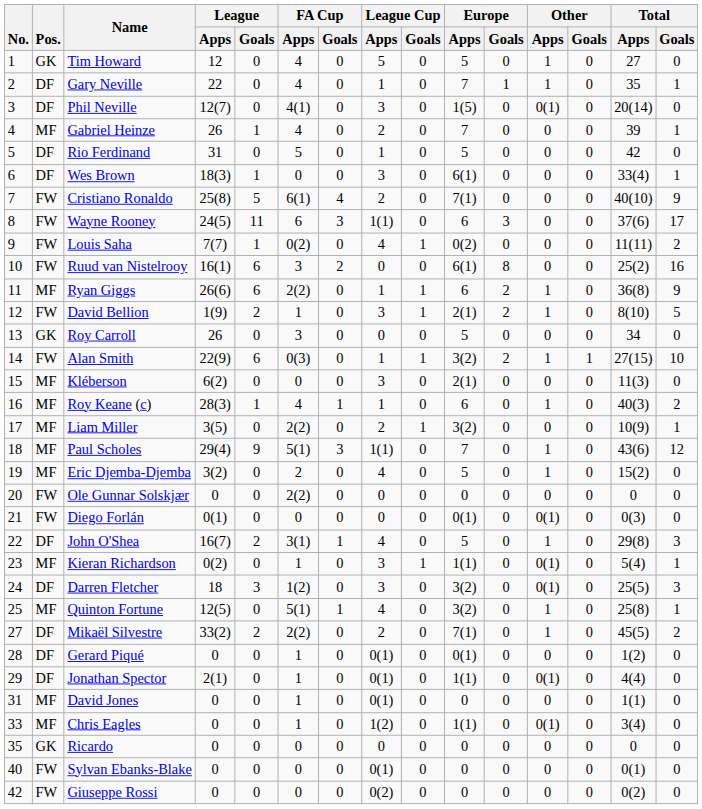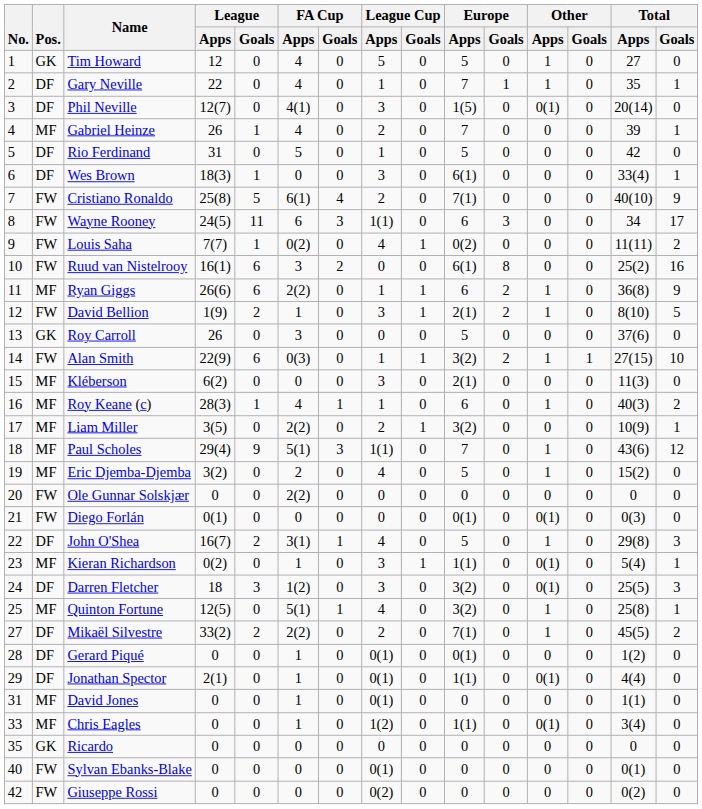(633, 221) 37(6) -> (633, 221) 34
(633, 335) 34 -> (633, 335) 37(6)
